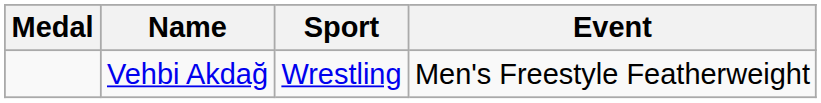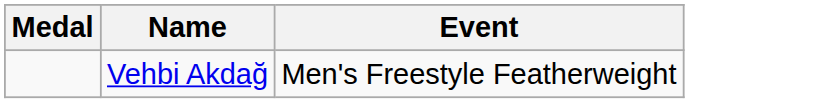- column: (341, 27)
